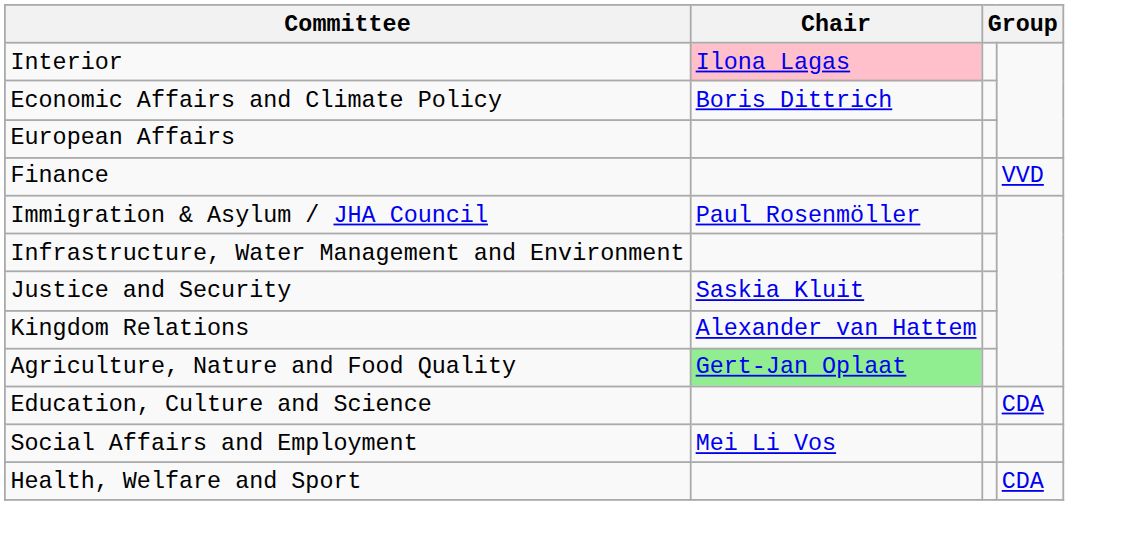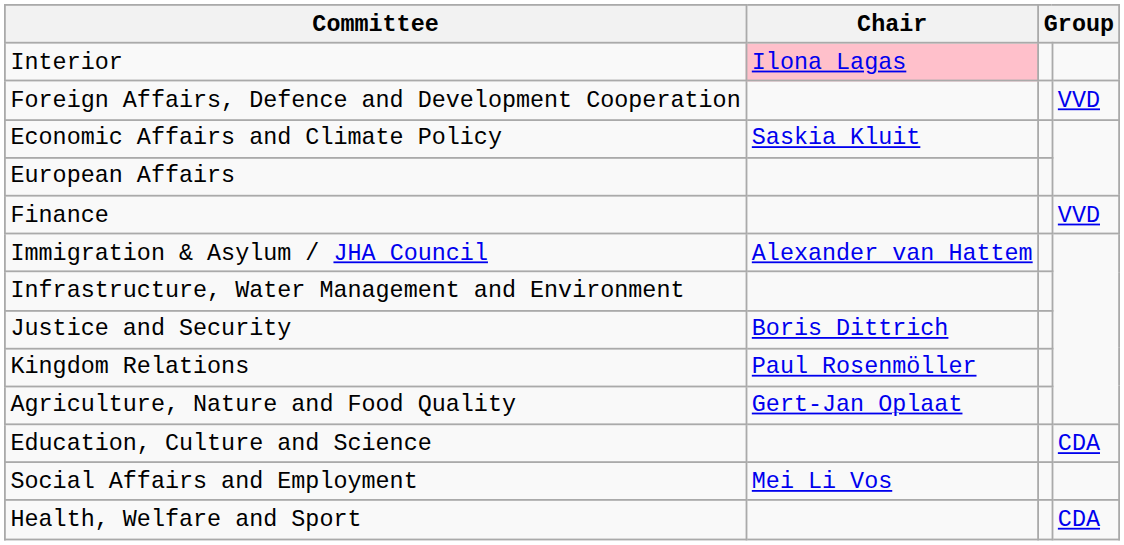+ row: (376, 100)
(794, 100) Boris Dittrich -> (836, 138) Saskia Kluit
(808, 215) Paul Rosenmöller -> (892, 253) Alexander van Hattem
(780, 291) Saskia Kluit -> (850, 329) Boris Dittrich
(836, 329) Alexander van Hattem -> (864, 367) Paul Rosenmöller
(801, 367) lightgreen background -> (857, 405) no background
